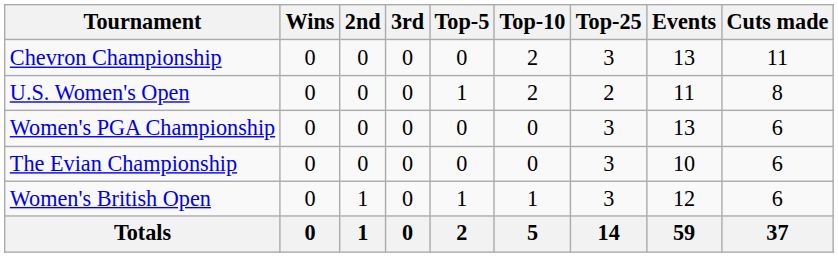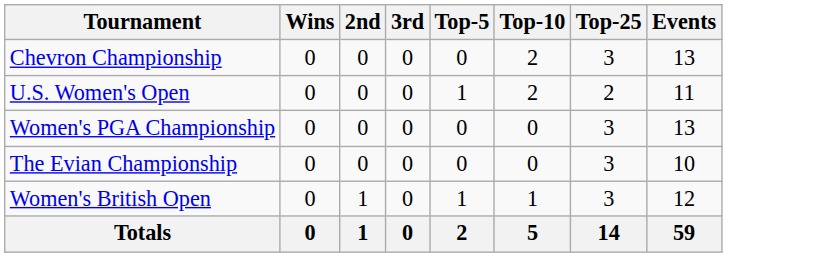- column: (777, 22)
